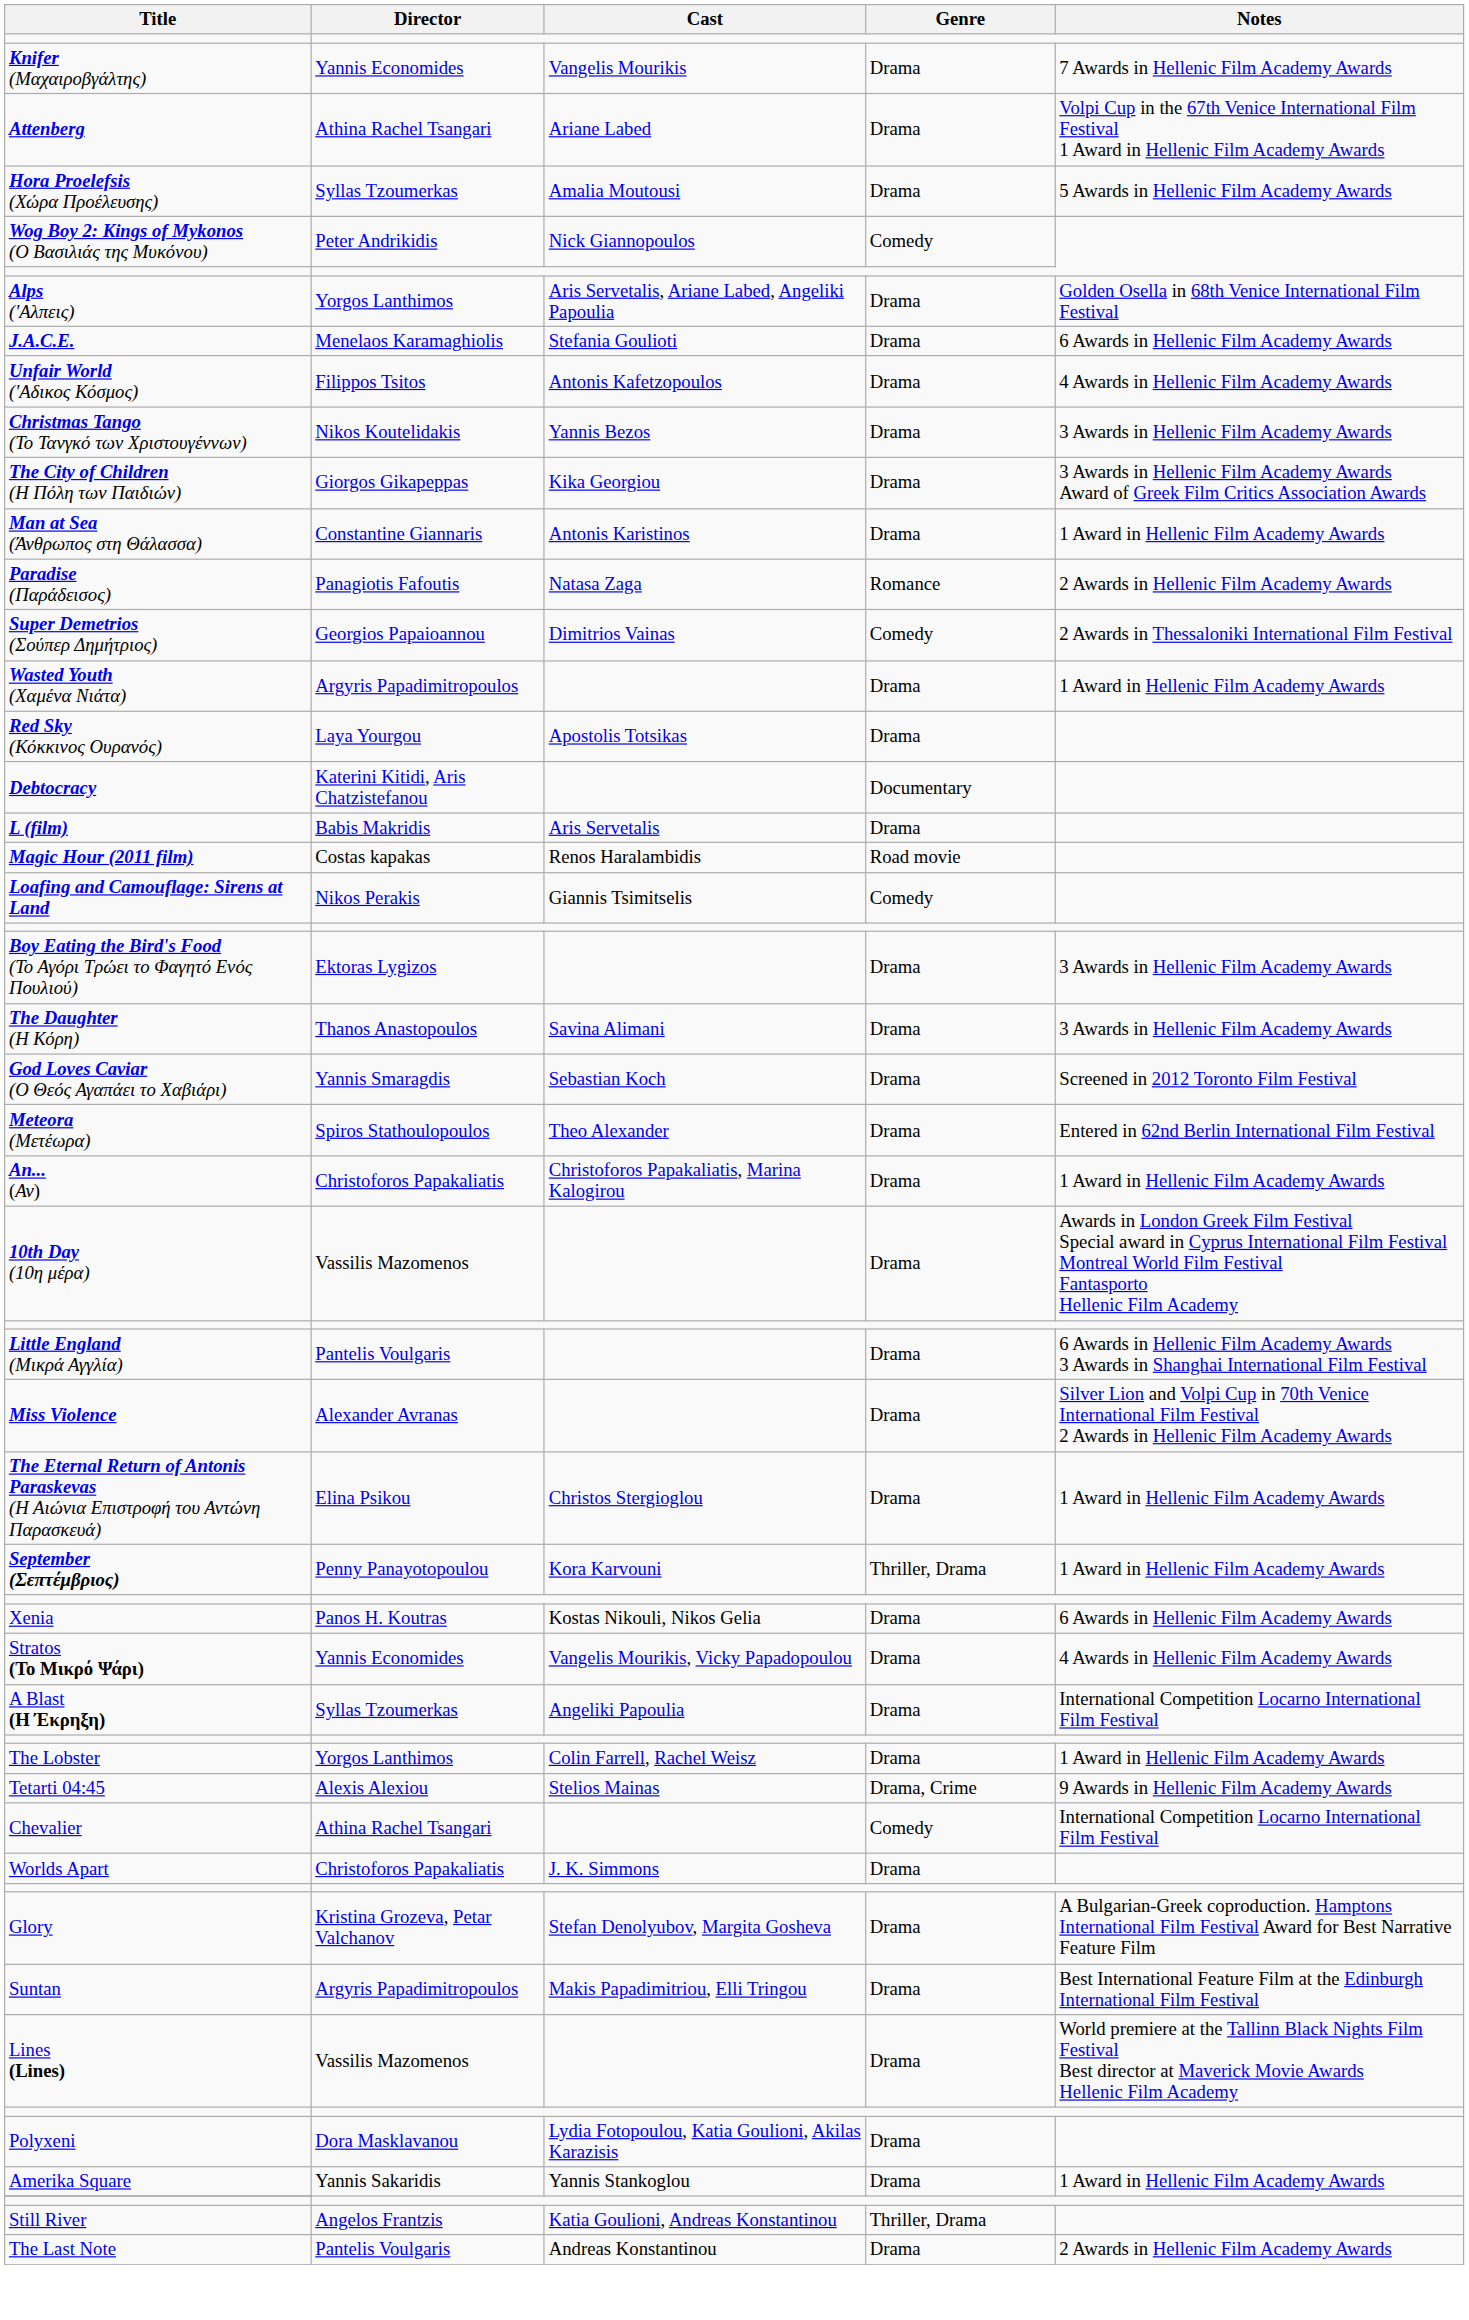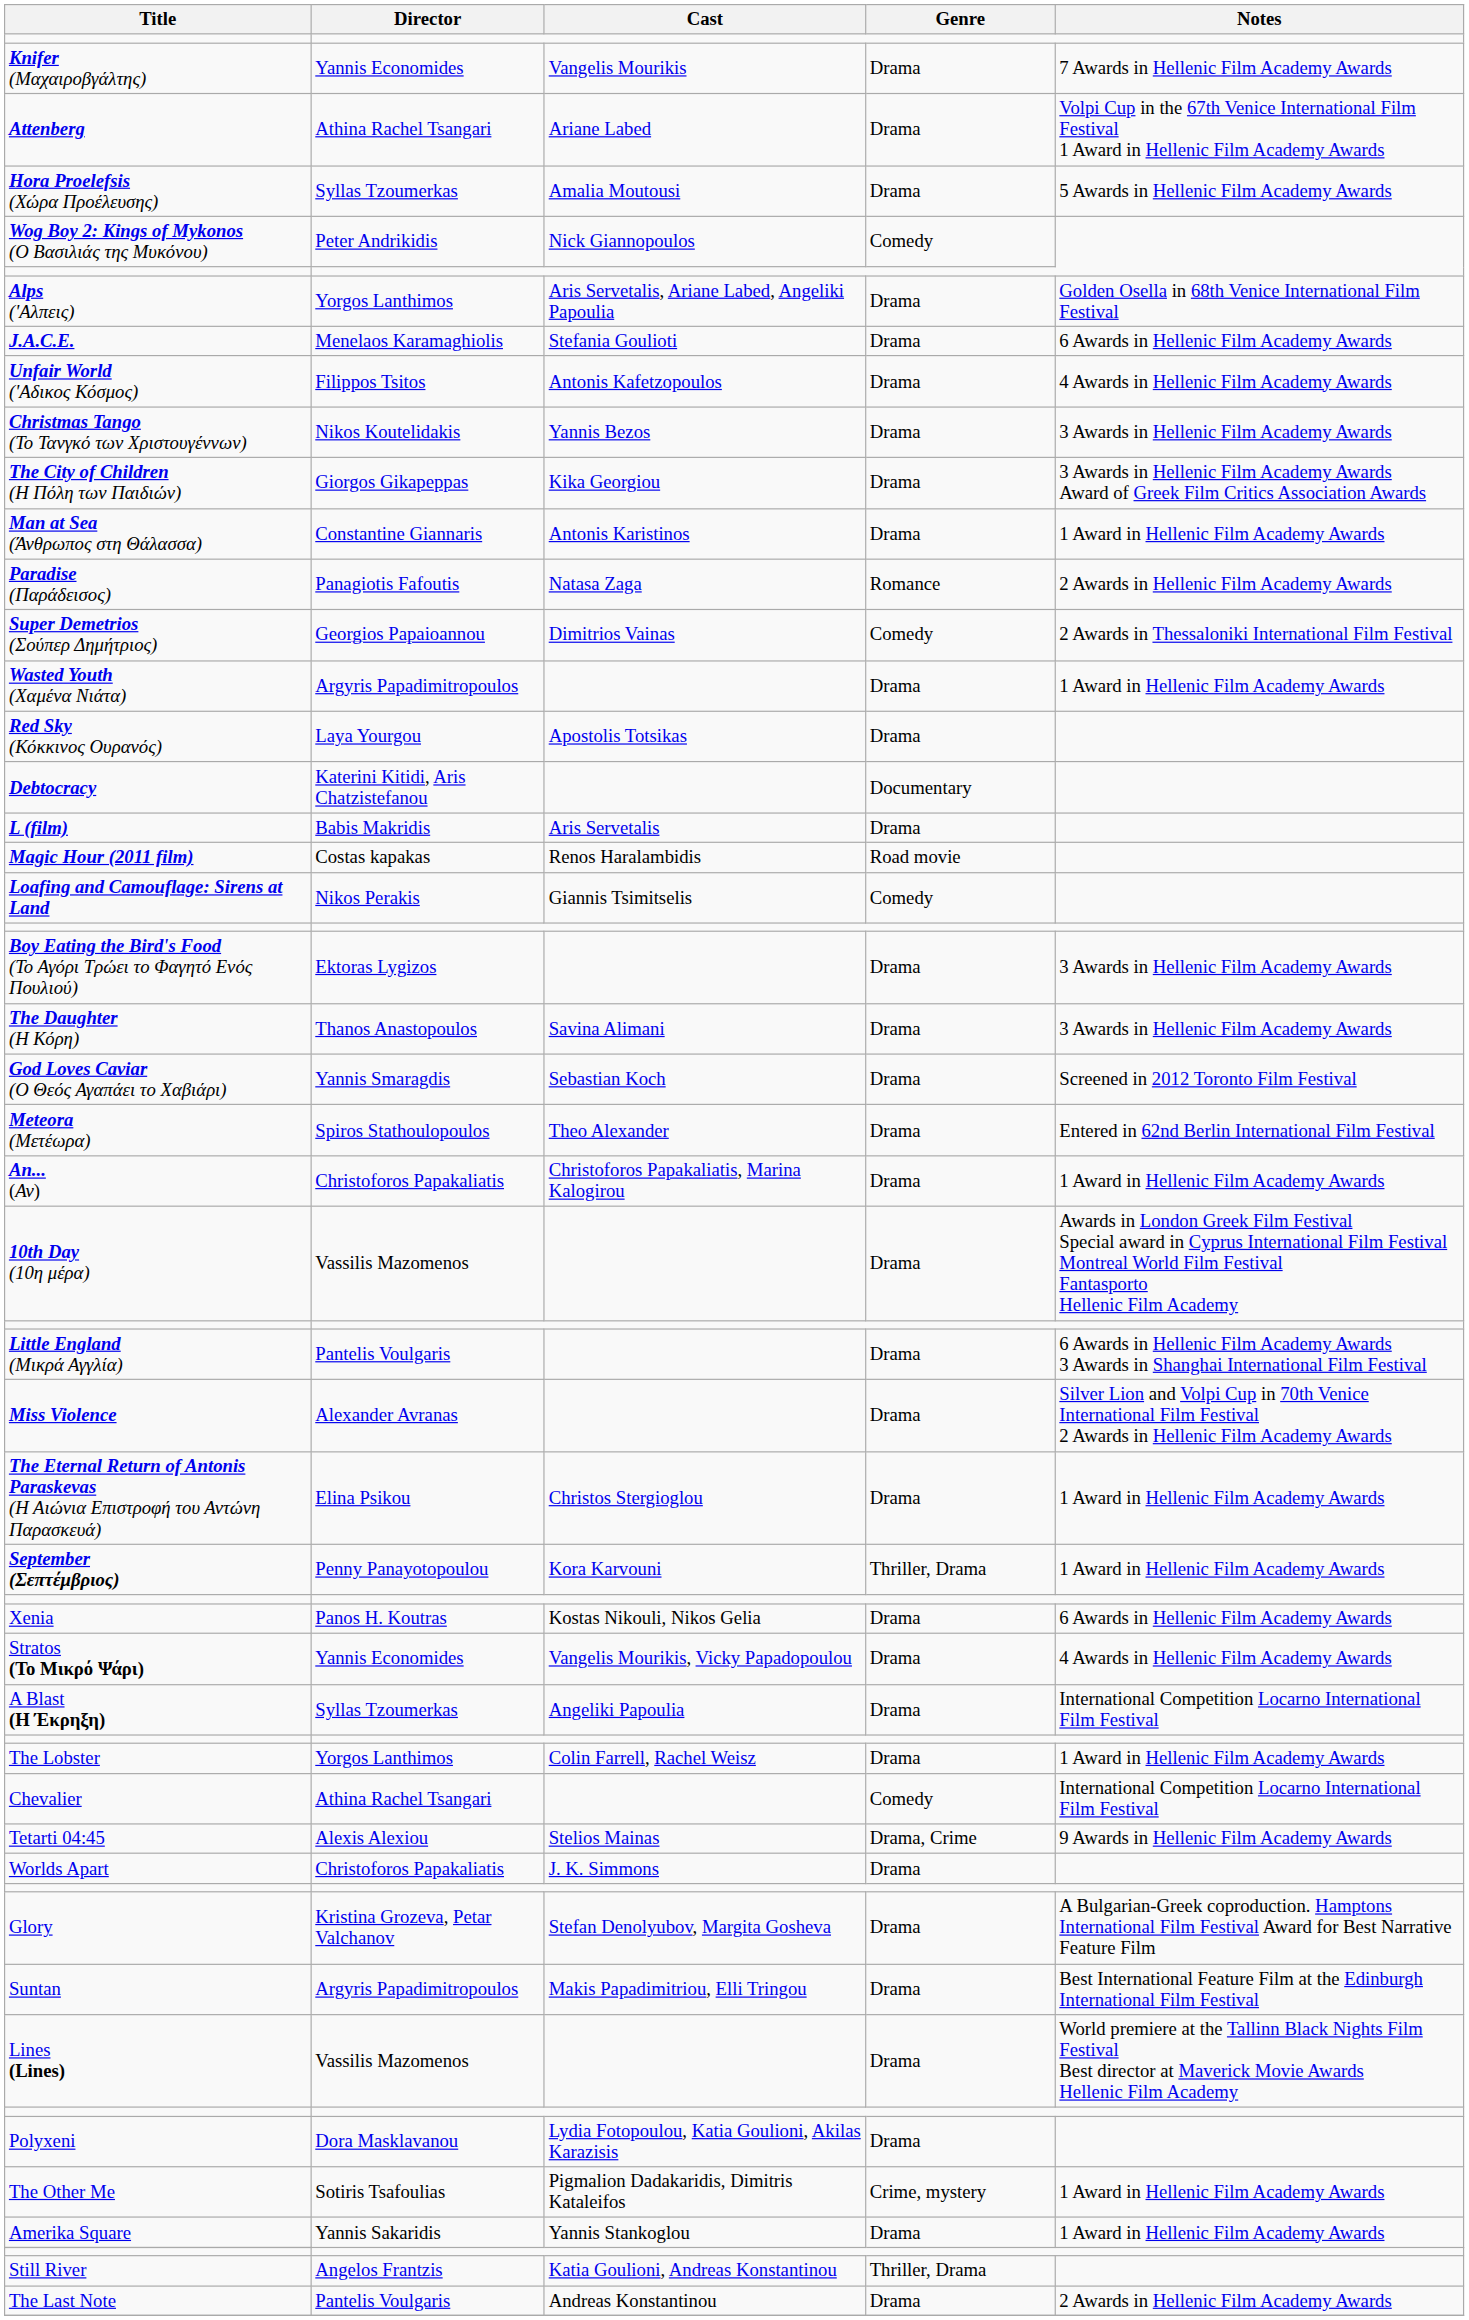rows swapped: (57, 1787) <-> (45, 1828)
+ row: (62, 2192)
